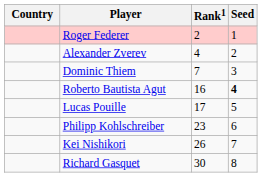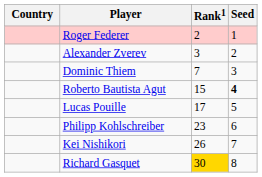(197, 53) 4 -> (197, 53) 3
(200, 89) 16 -> (200, 89) 15
(200, 162) no background -> (200, 162) gold background
